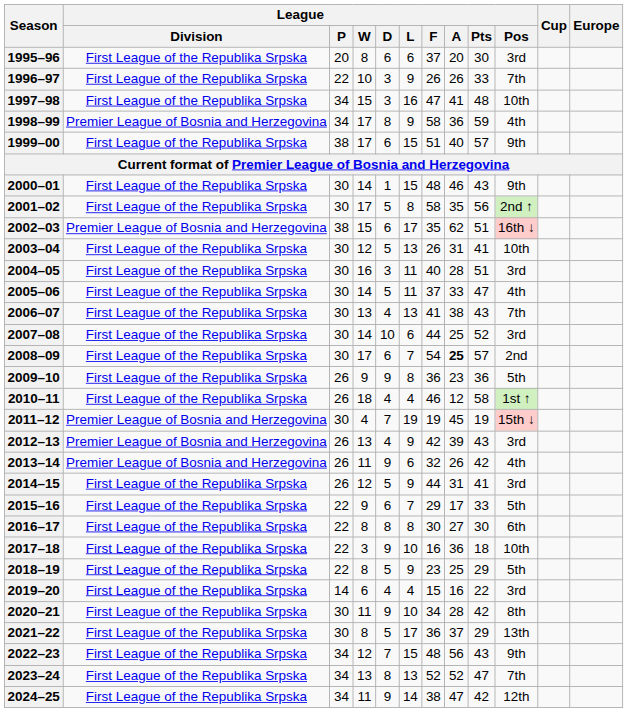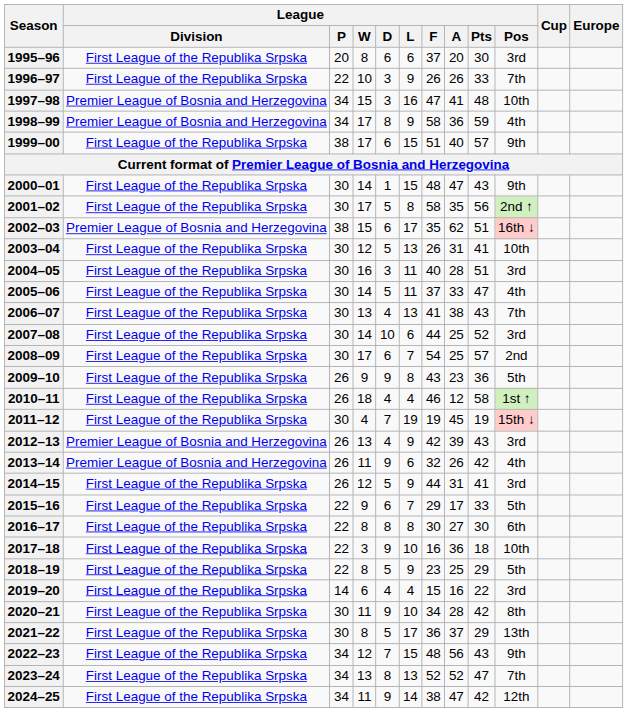(196, 100) First League of the Republika Srpska -> (196, 100) Premier League of Bosnia and Herzegovina
(456, 185) 46 -> (456, 185) 47
(456, 356) bold -> (456, 356) normal
(433, 377) 36 -> (433, 377) 43
(196, 420) Premier League of Bosnia and Herzegovina -> (196, 420) First League of the Republika Srpska
